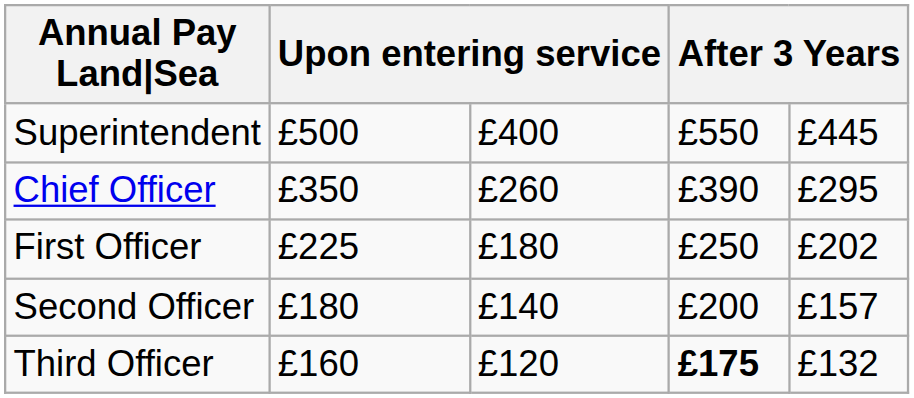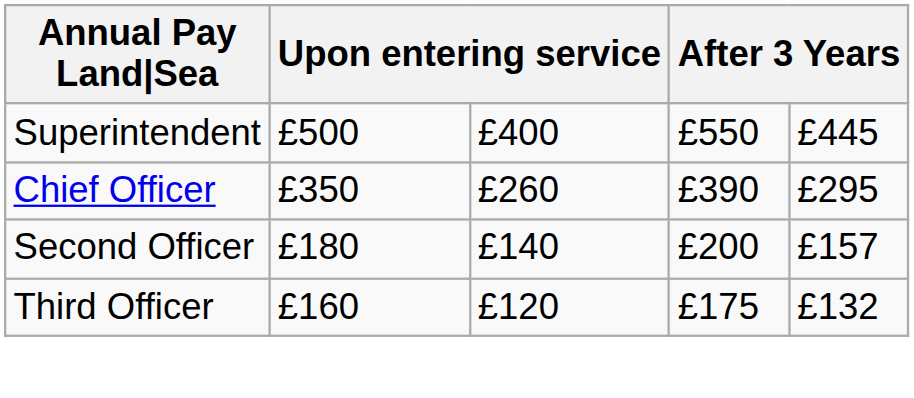- row: (107, 248)
(718, 363) bold -> (718, 305) normal
